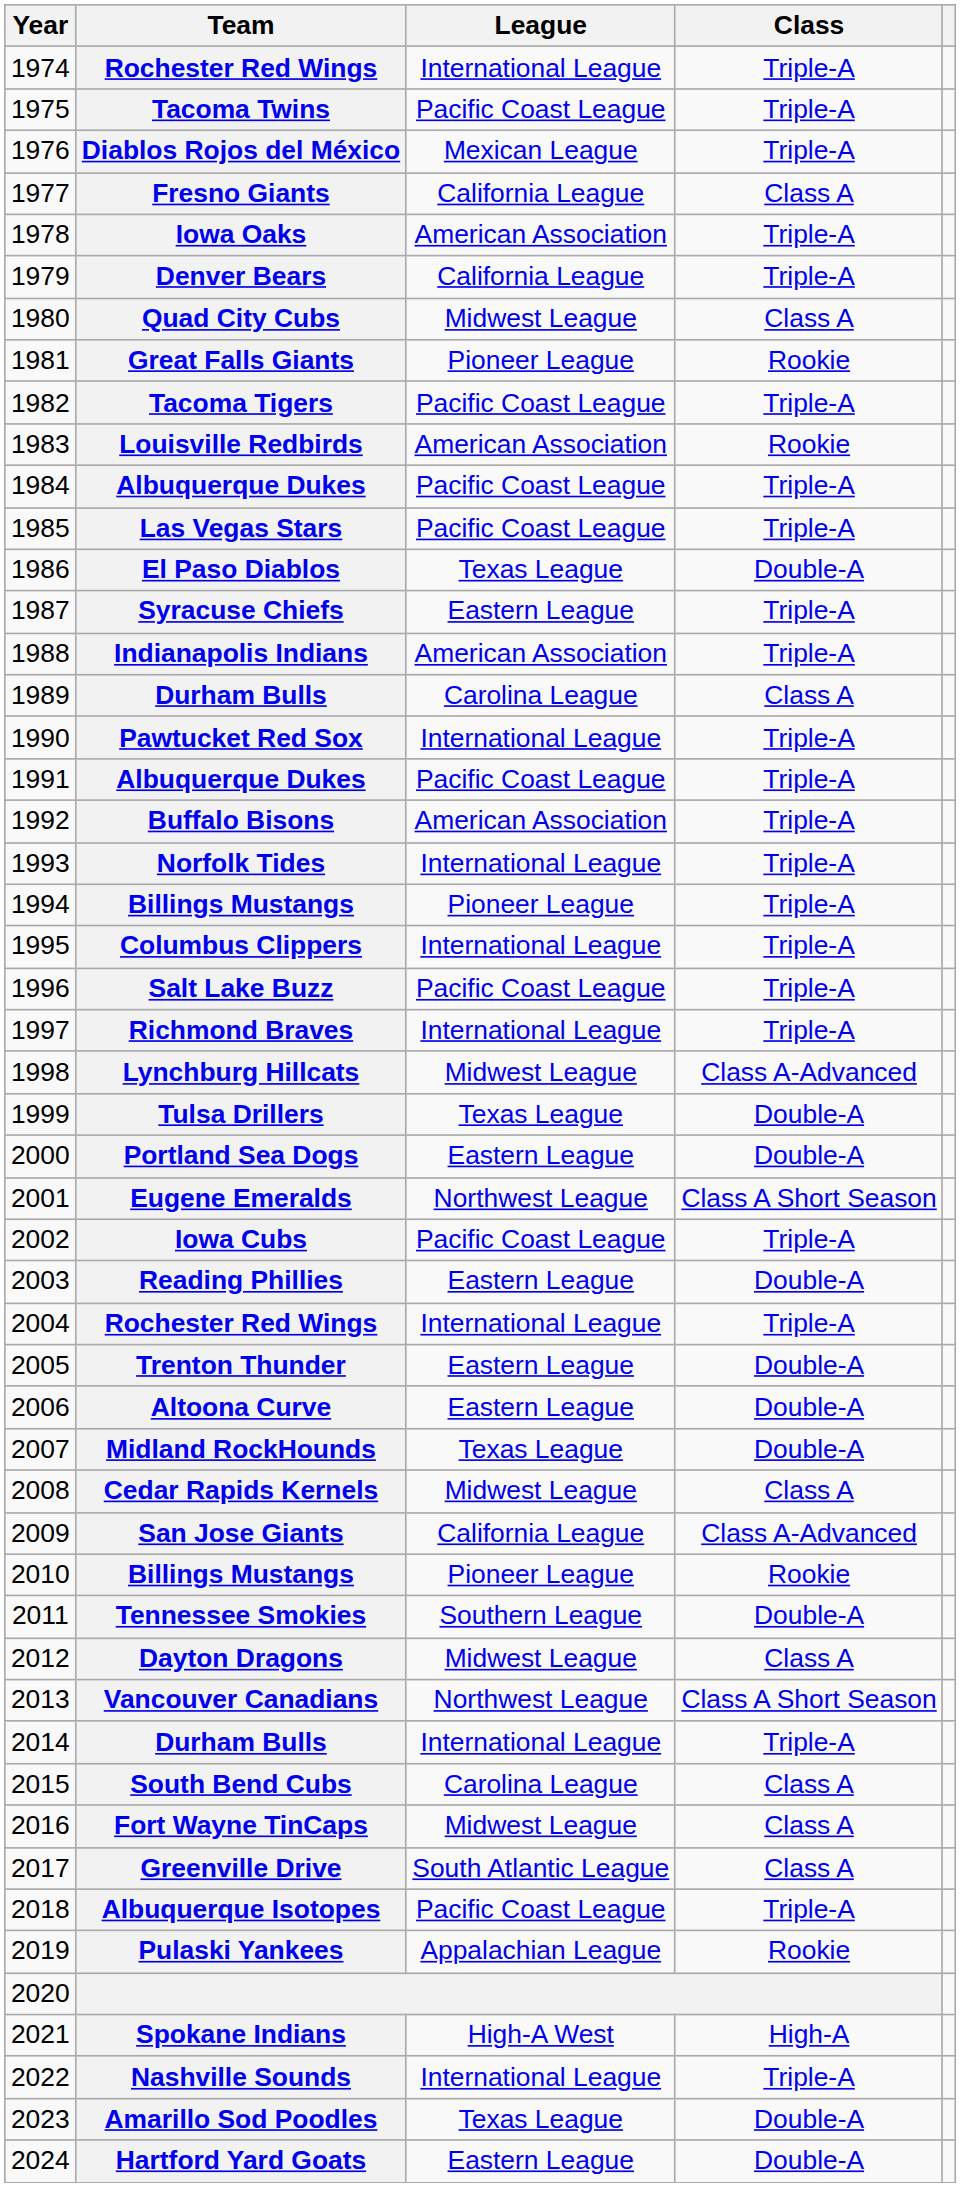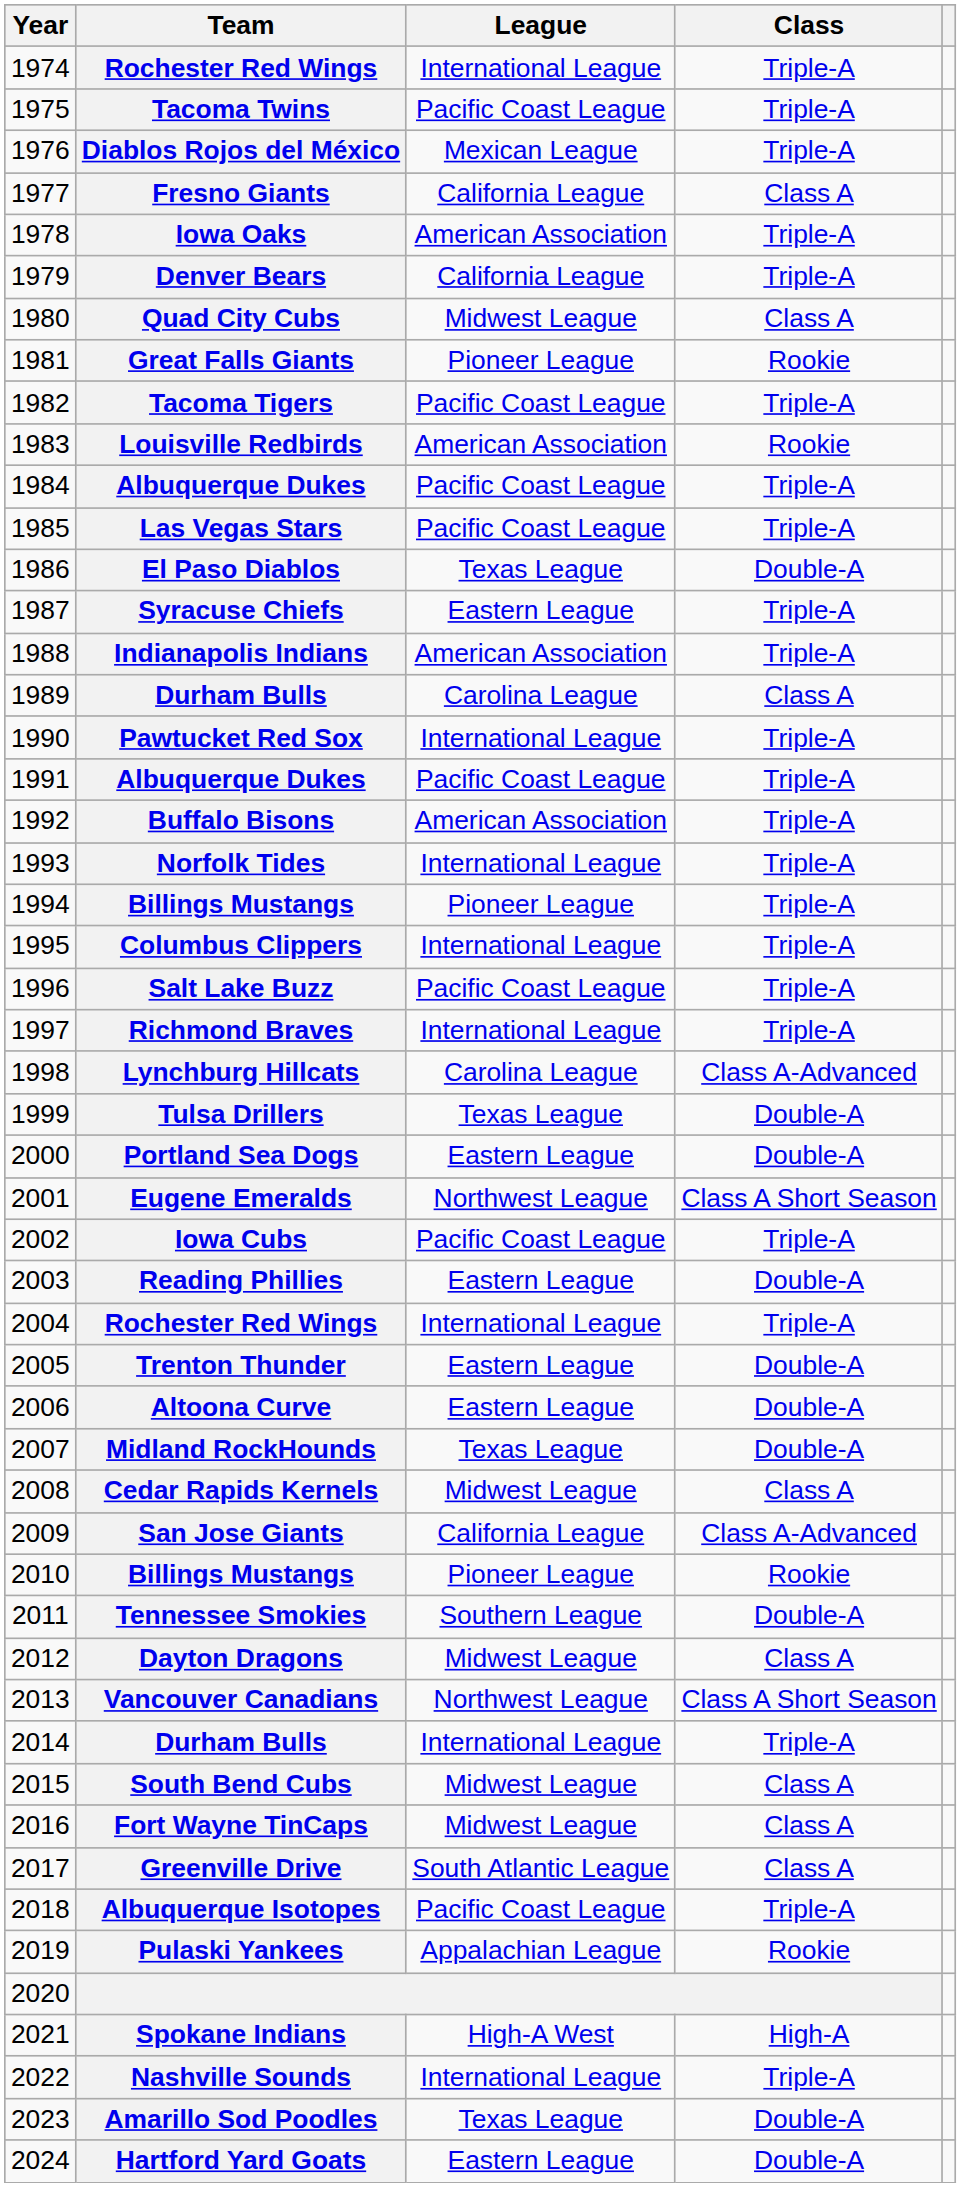(541, 1072) Midwest League -> (541, 1072) Carolina League
(541, 1783) Carolina League -> (541, 1783) Midwest League
